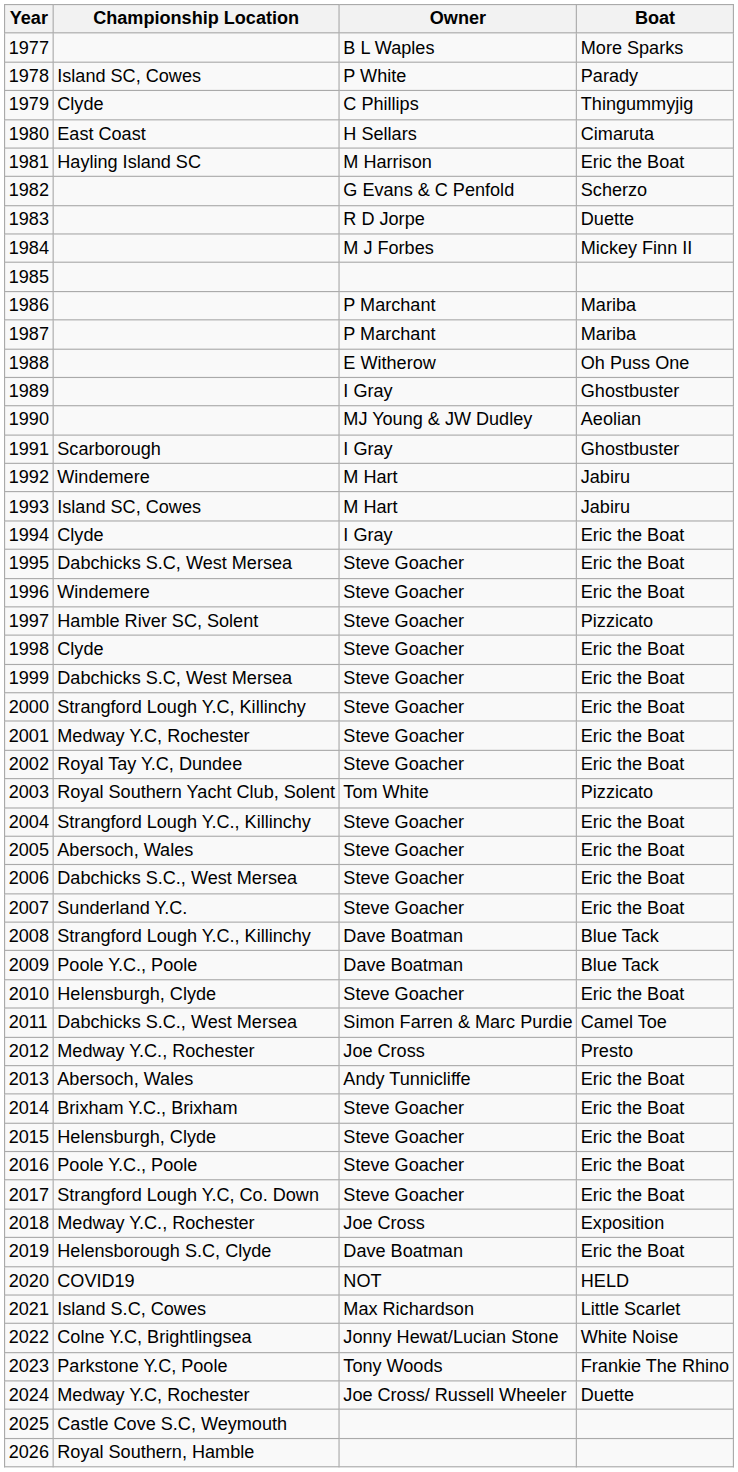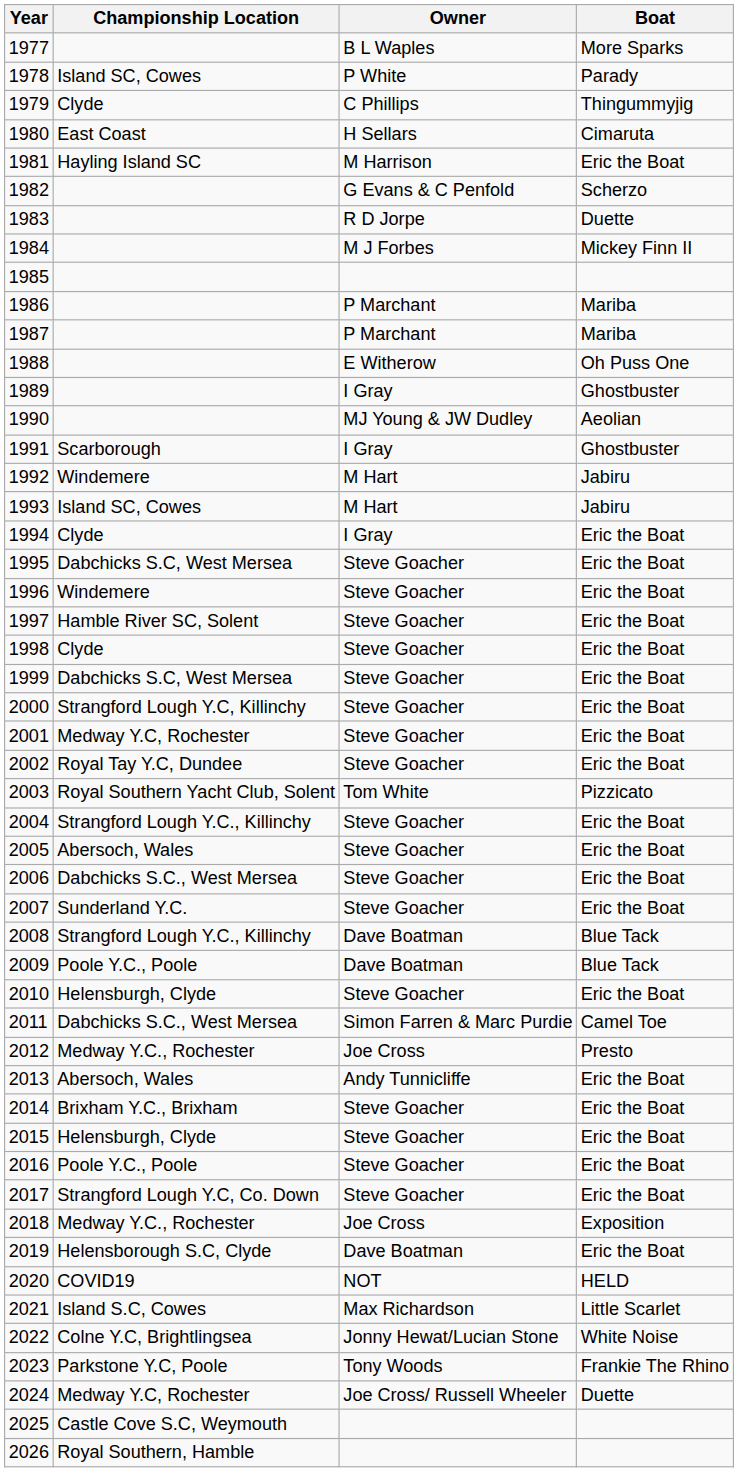(617, 620) Pizzicato -> (633, 620) Eric the Boat
